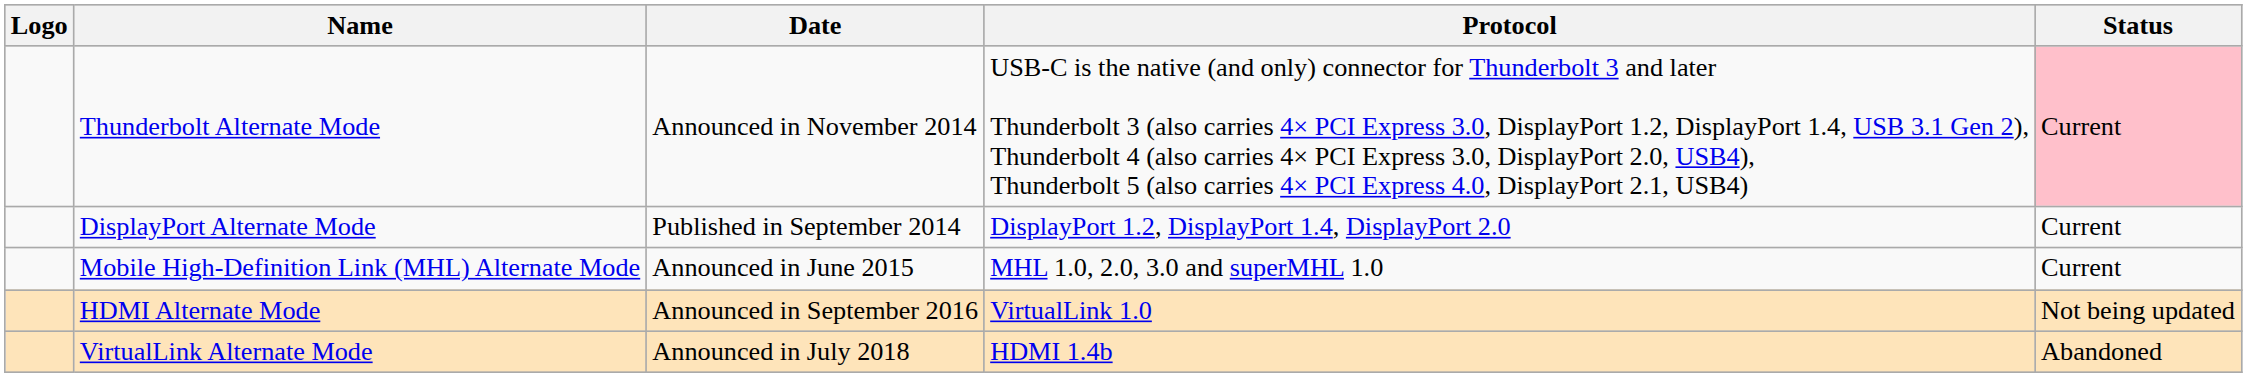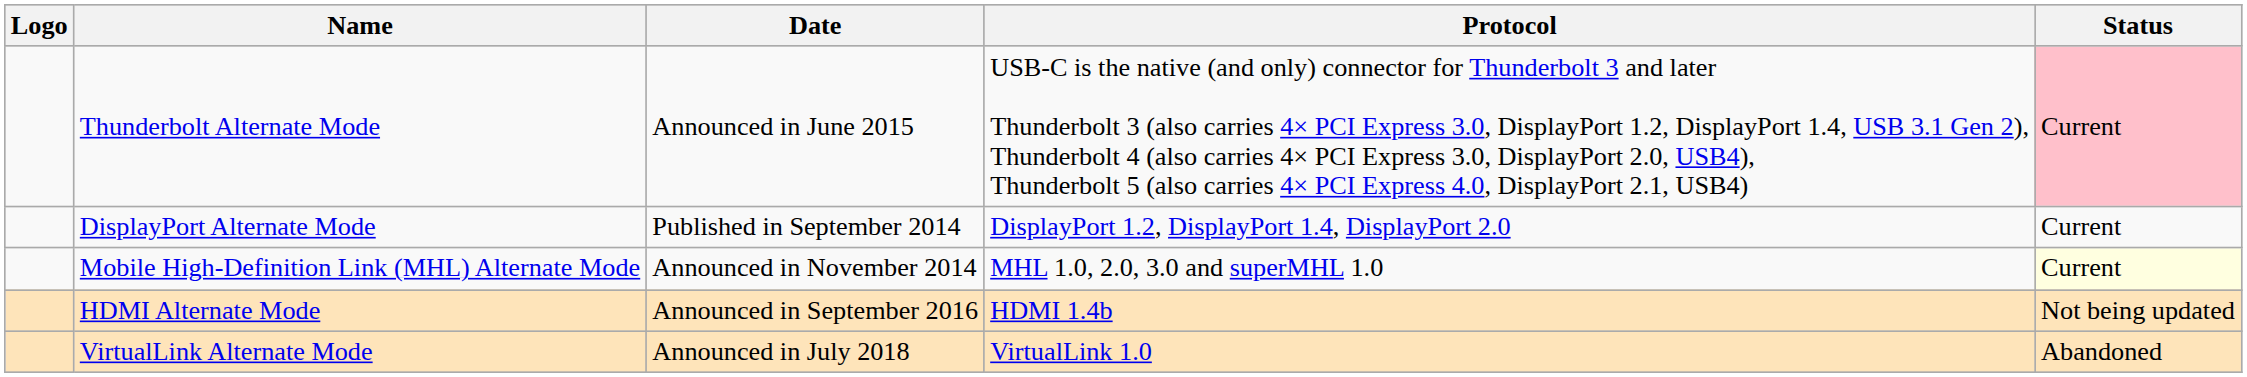(814, 125) Announced in November 2014 -> (783, 125) Announced in June 2015
(783, 268) Announced in June 2015 -> (814, 268) Announced in November 2014
(2081, 268) no background -> (2081, 268) lightyellow background
(1071, 309) VirtualLink 1.0 -> (1051, 309) HDMI 1.4b
(1051, 351) HDMI 1.4b -> (1071, 351) VirtualLink 1.0
